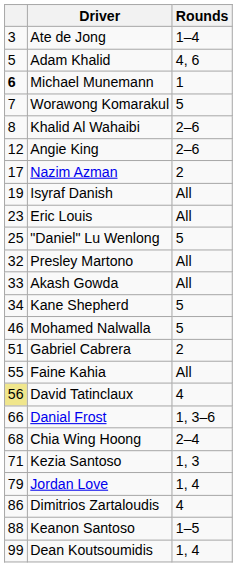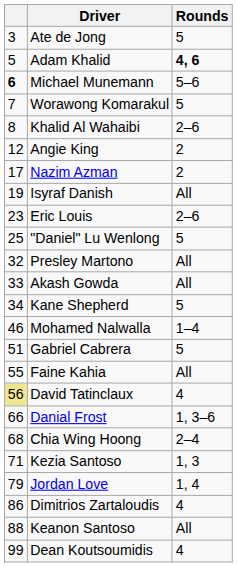(188, 38) 1–4 -> (180, 38) 5
(188, 60) normal -> (188, 60) bold
(180, 82) 1 -> (188, 82) 5–6
(188, 149) 2–6 -> (180, 149) 2
(184, 216) All -> (188, 216) 2–6
(180, 327) 5 -> (188, 327) 1–4
(180, 350) 2 -> (180, 350) 5
(188, 528) 1–5 -> (184, 528) All
(188, 550) 1, 4 -> (180, 550) 4
